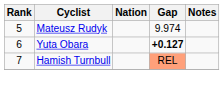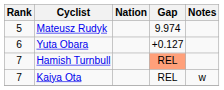(168, 45) bold -> (168, 45) normal
+ row: (59, 77)
